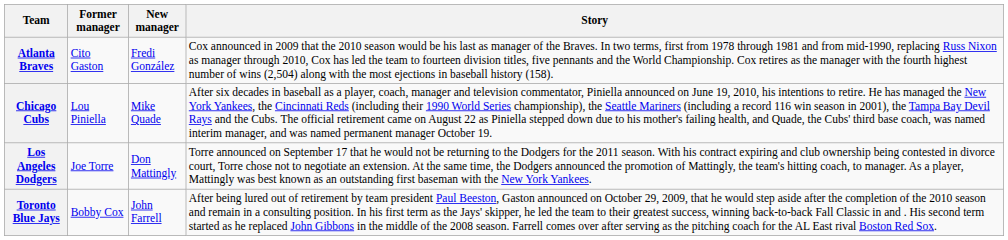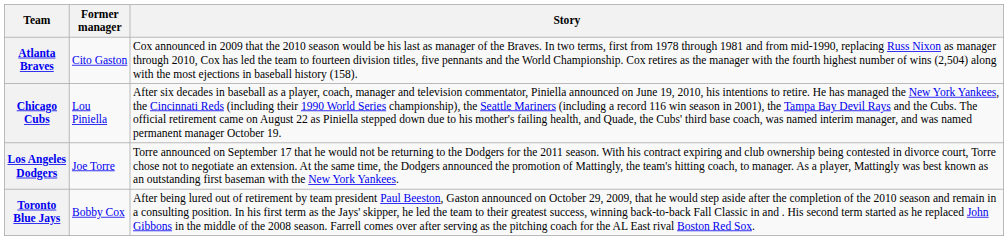- column: (157, 21)
